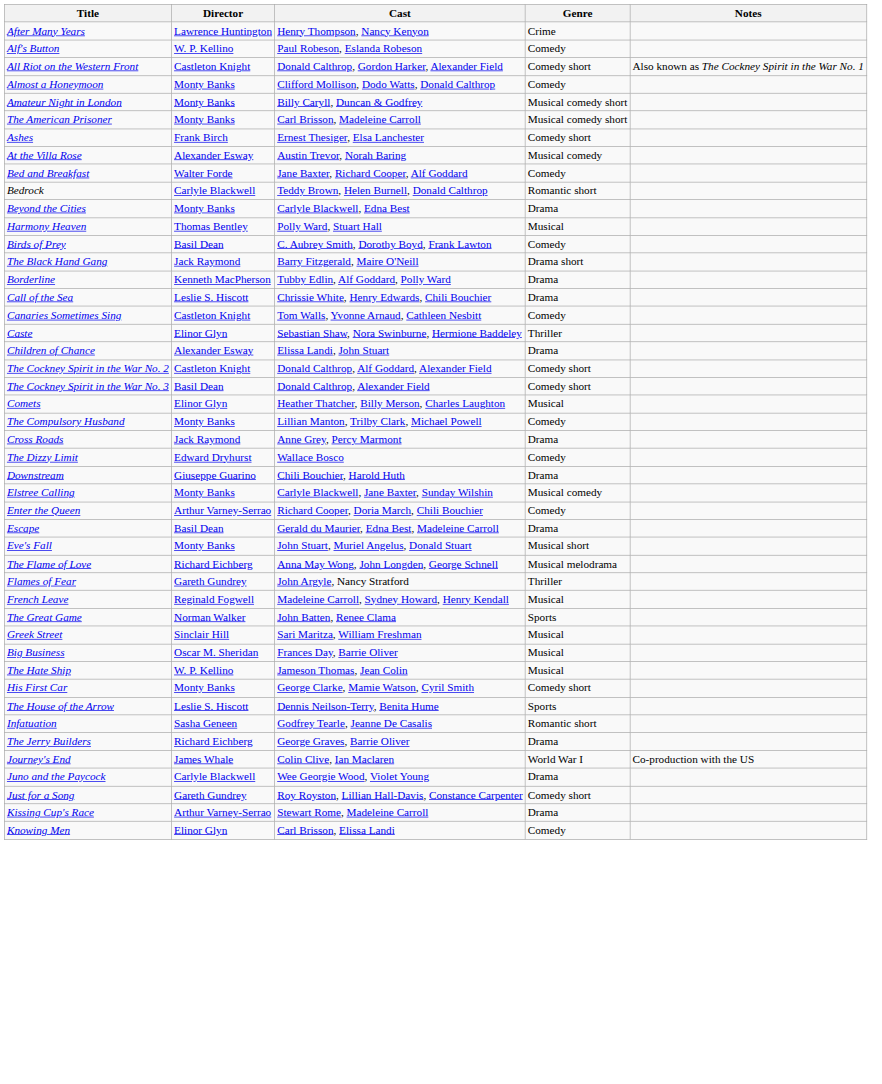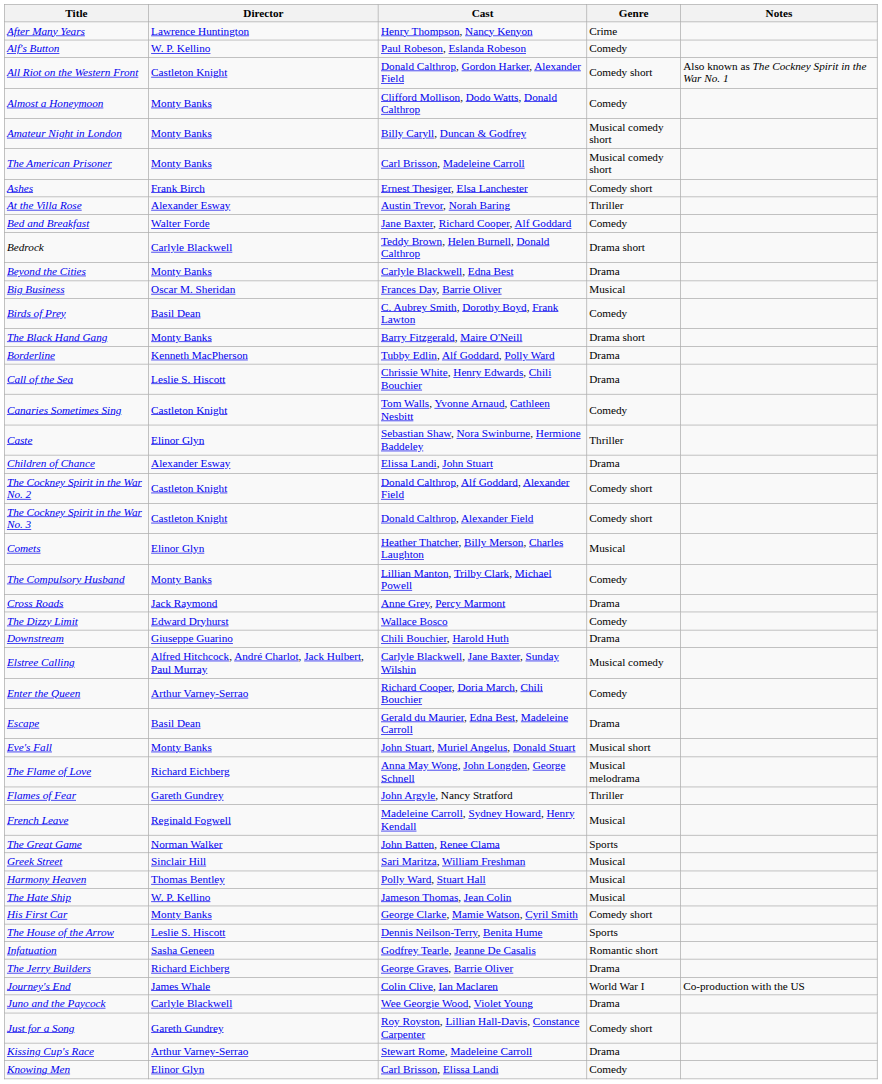(565, 155) Musical comedy -> (606, 205) Thriller
(562, 191) Romantic short -> (617, 247) Drama short
rows swapped: (36, 652) <-> (47, 226)
(207, 262) Jack Raymond -> (181, 337) Monty Banks
(199, 386) Basil Dean -> (189, 518) Castleton Knight
(204, 492) Monty Banks -> (257, 663) Alfred Hitchcock, André Charlot, Jack Hulbert, Paul Murray
